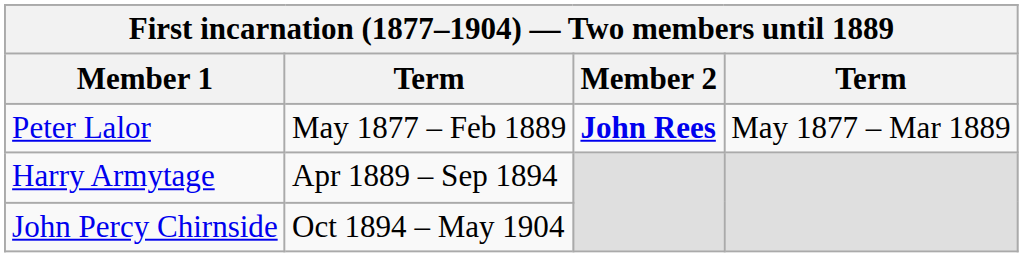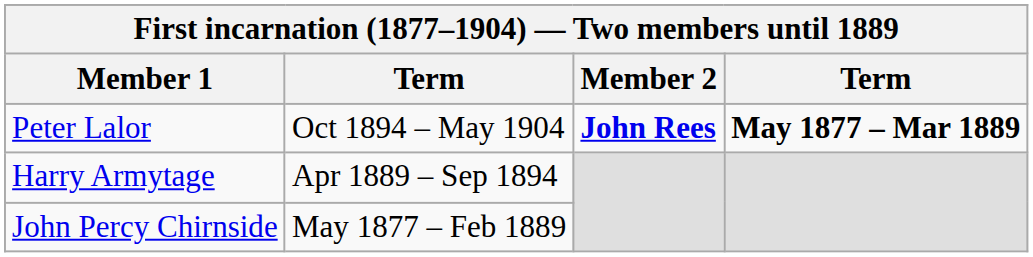(429, 127) May 1877 – Feb 1889 -> (428, 127) Oct 1894 – May 1904
(871, 127) normal -> (876, 127) bold
(428, 226) Oct 1894 – May 1904 -> (429, 226) May 1877 – Feb 1889
